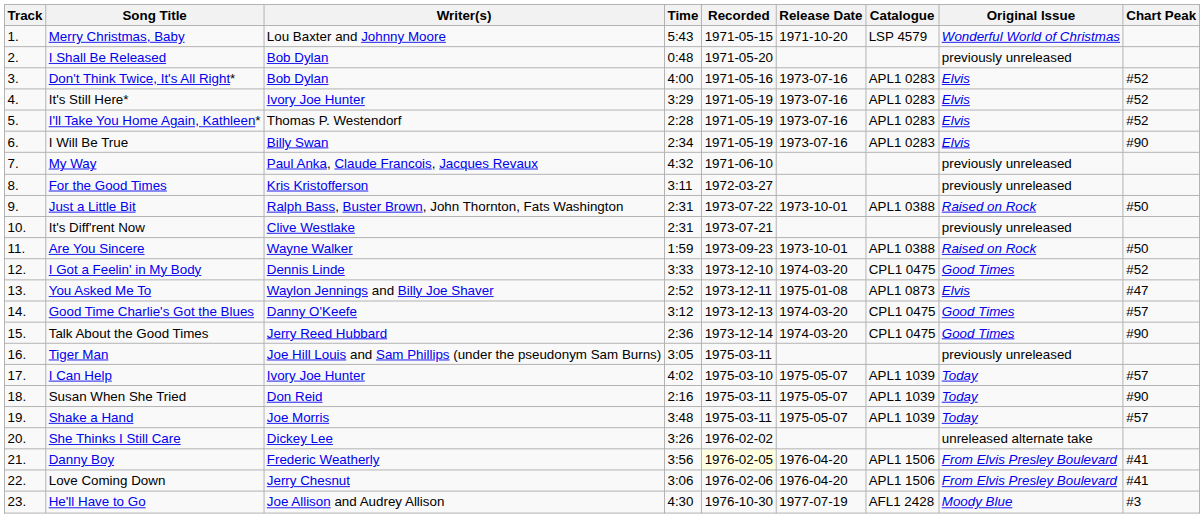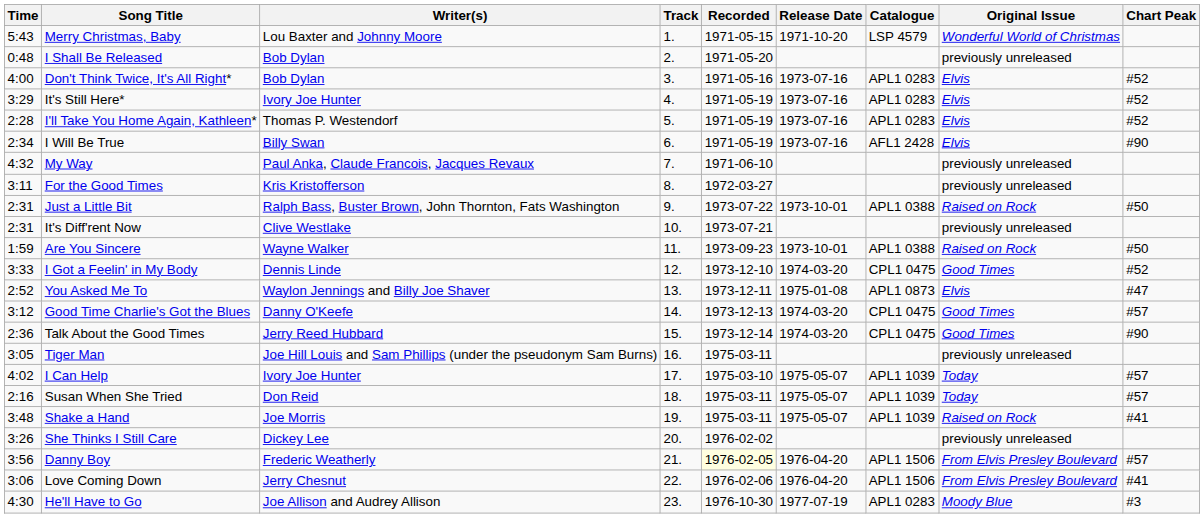columns swapped: (25, 15) <-> (683, 15)
(902, 142) APL1 0283 -> (901, 142) AFL1 2428
(1137, 396) #90 -> (1137, 396) #57
(960, 418) Today -> (989, 418) Raised on Rock
(1137, 418) #57 -> (1137, 418) #41
(1017, 439) unreleased alternate take -> (1007, 439) previously unreleased
(1137, 460) #41 -> (1137, 460) #57
(901, 502) AFL1 2428 -> (902, 502) APL1 0283
